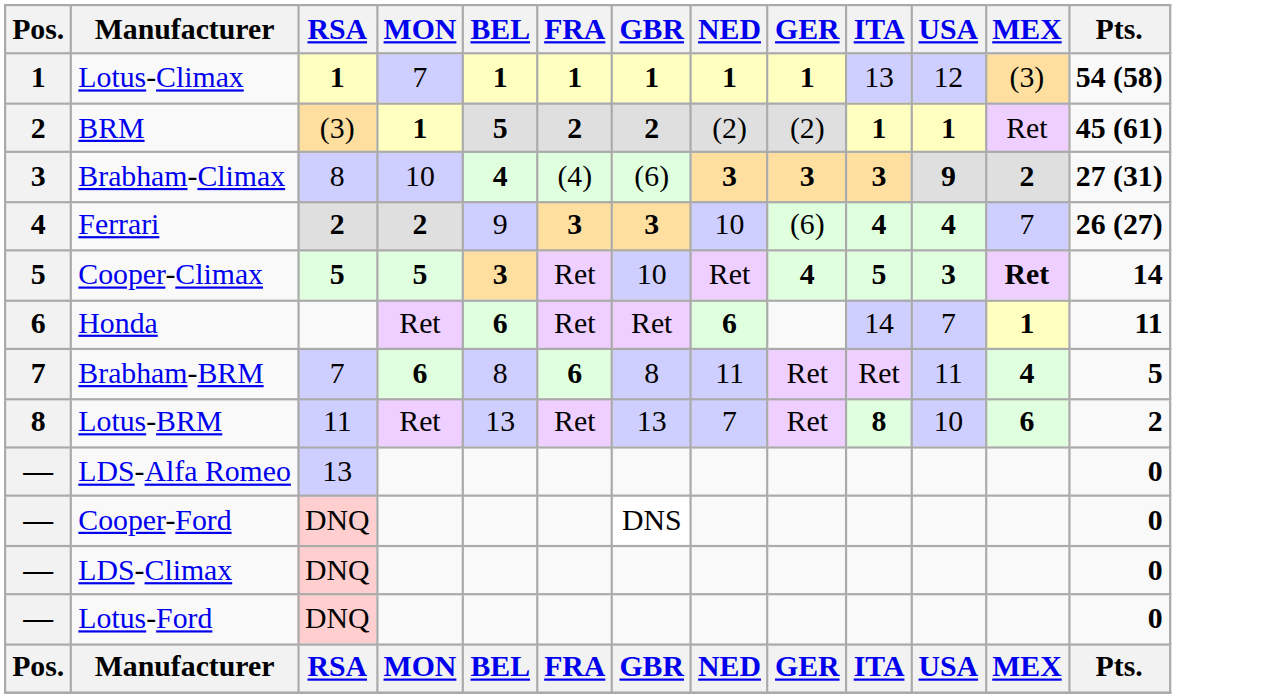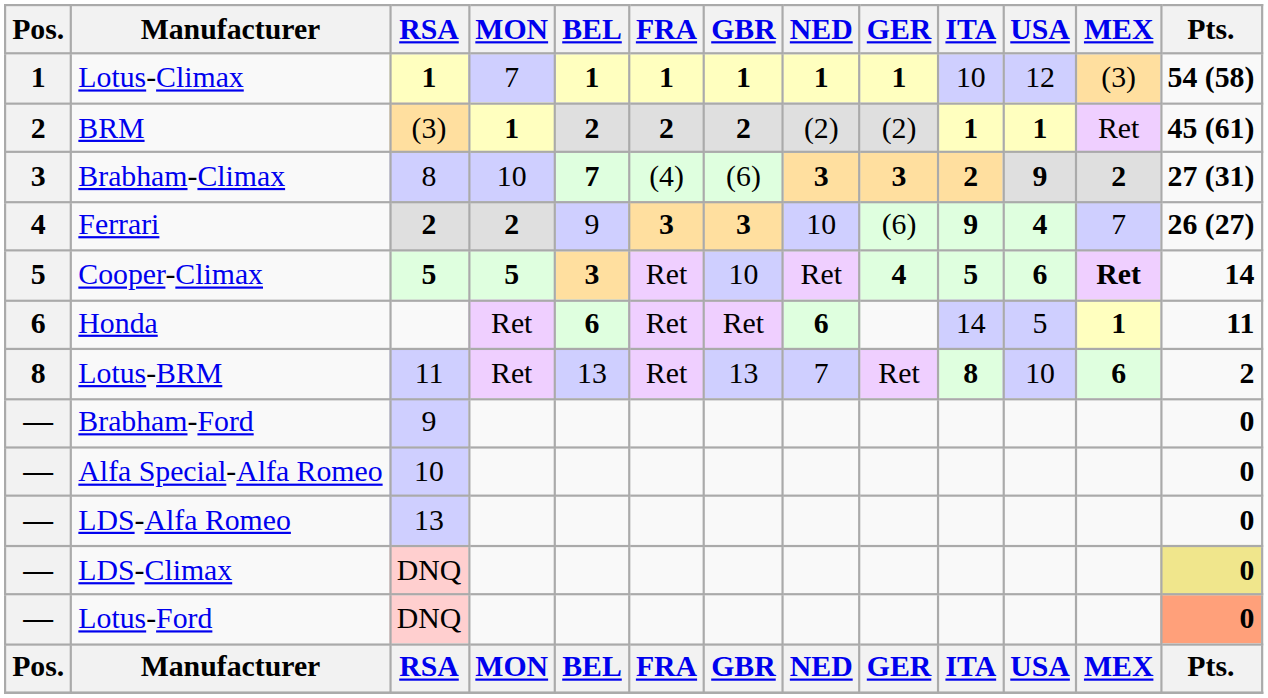(879, 77) 13 -> (971, 77) 10
(500, 126) 5 -> (592, 126) 2
(500, 176) 4 -> (592, 176) 7
(879, 176) 3 -> (971, 176) 2
(879, 225) 4 -> (971, 225) 9
(948, 274) 3 -> (1040, 274) 6
(948, 323) 7 -> (1040, 323) 5
- row: (171, 372)
+ row: (166, 421)
+ row: (230, 470)
- row: (155, 520)
(1155, 569) no background -> (1247, 569) khaki background
(1155, 618) no background -> (1247, 618) lightsalmon background
